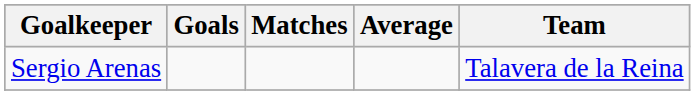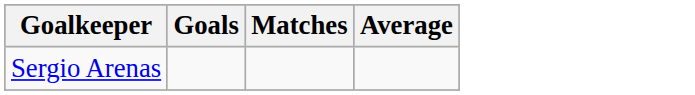- column: (574, 25)
